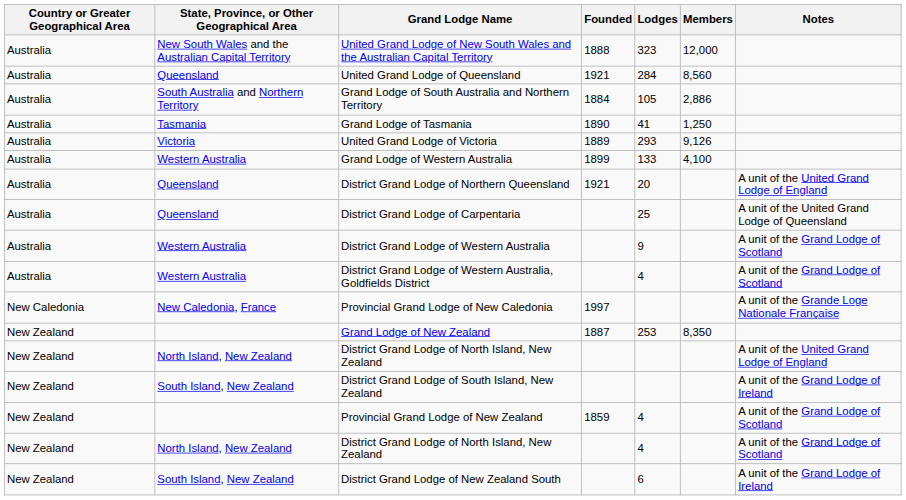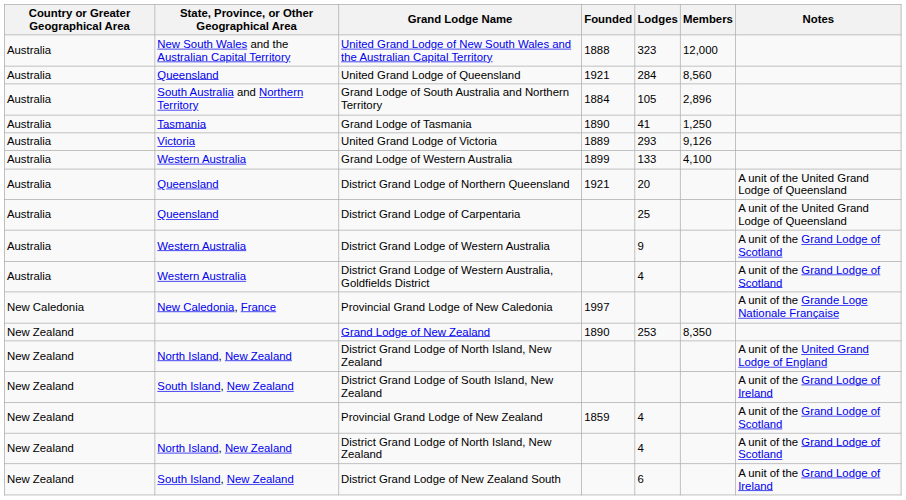(697, 99) 2,886 -> (697, 99) 2,896
(804, 184) A unit of the United Grand Lodge of England -> (804, 184) A unit of the United Grand Lodge of Queensland
(597, 331) 1887 -> (597, 331) 1890
